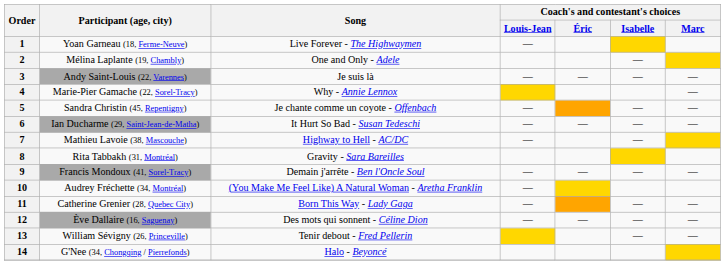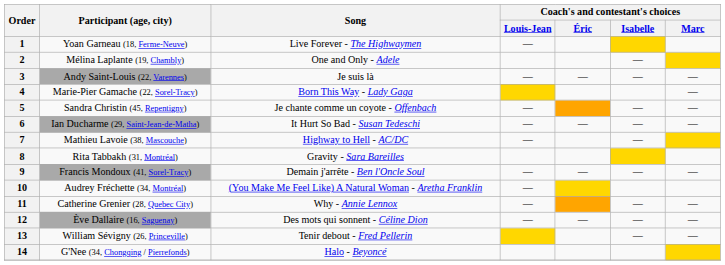(355, 92) Why - Annie Lennox -> (355, 92) Born This Way - Lady Gaga
(355, 204) Born This Way - Lady Gaga -> (355, 204) Why - Annie Lennox
